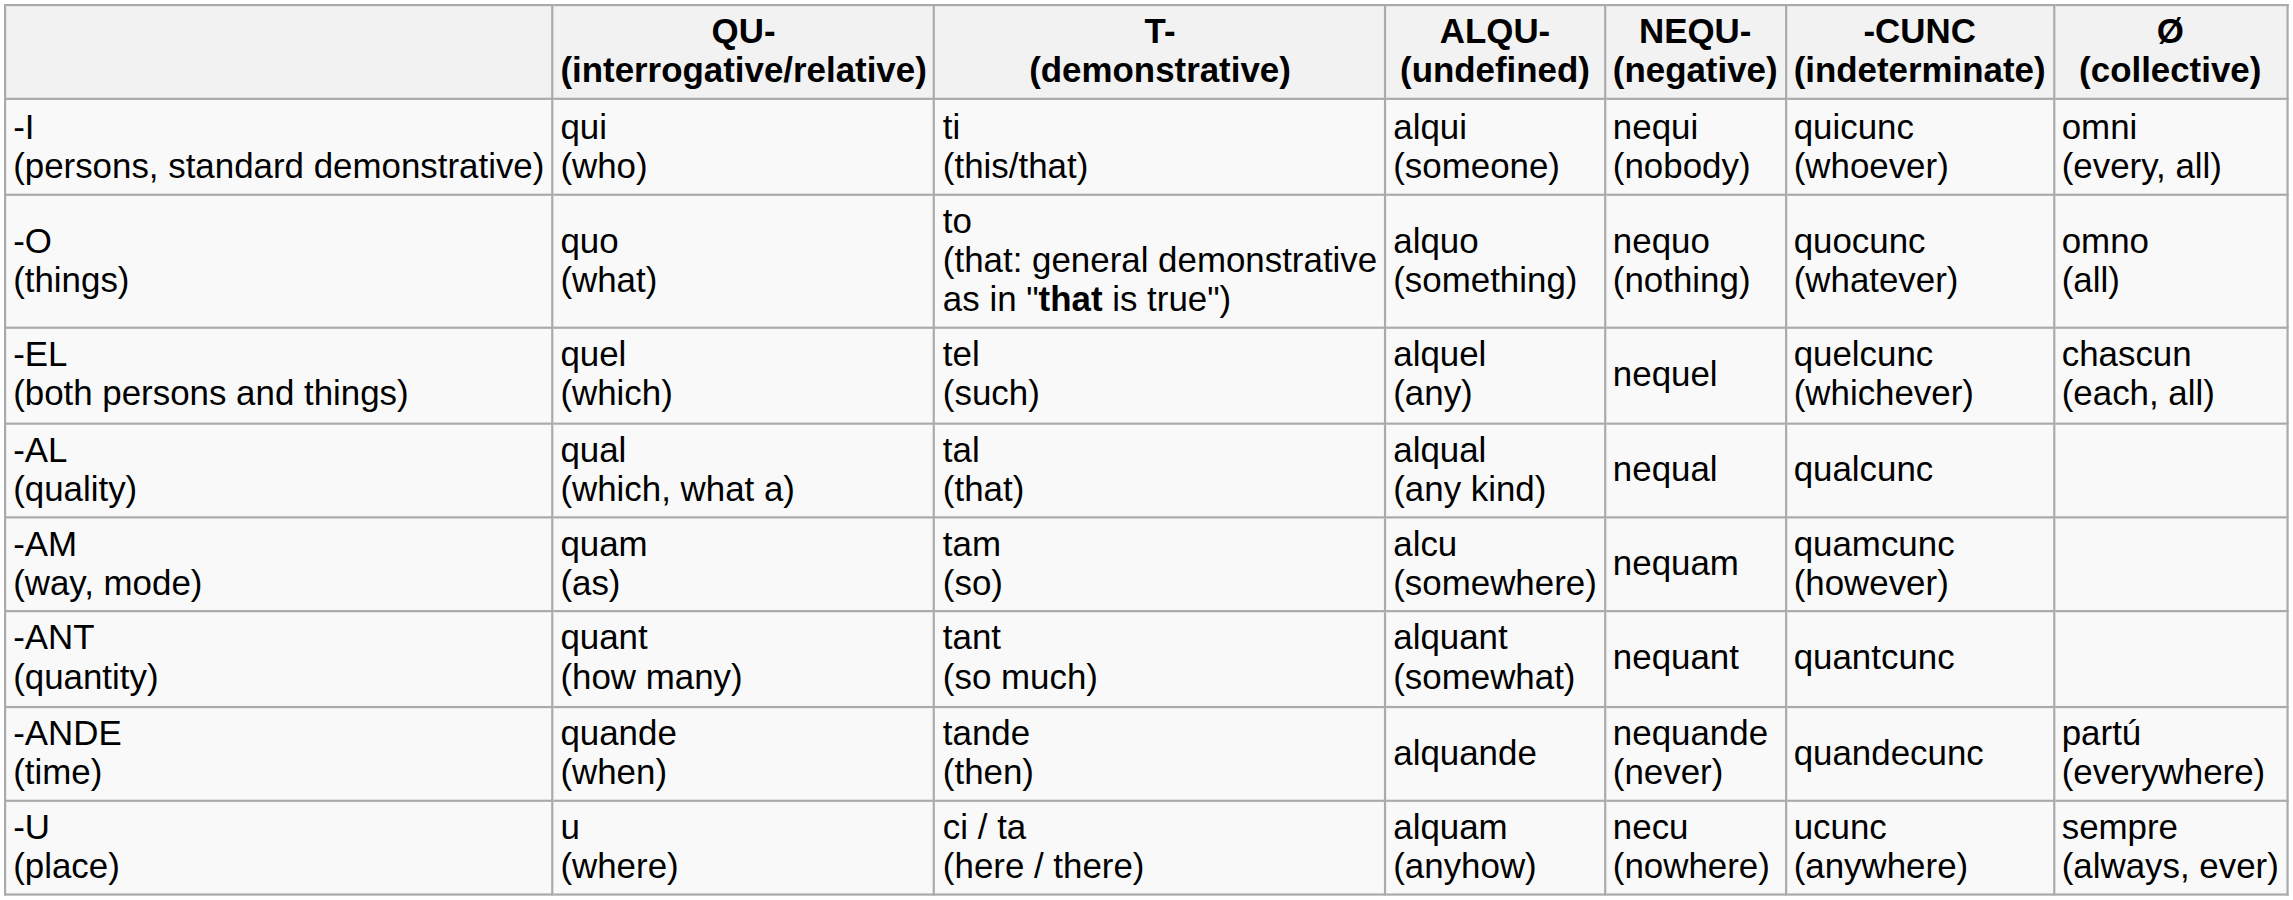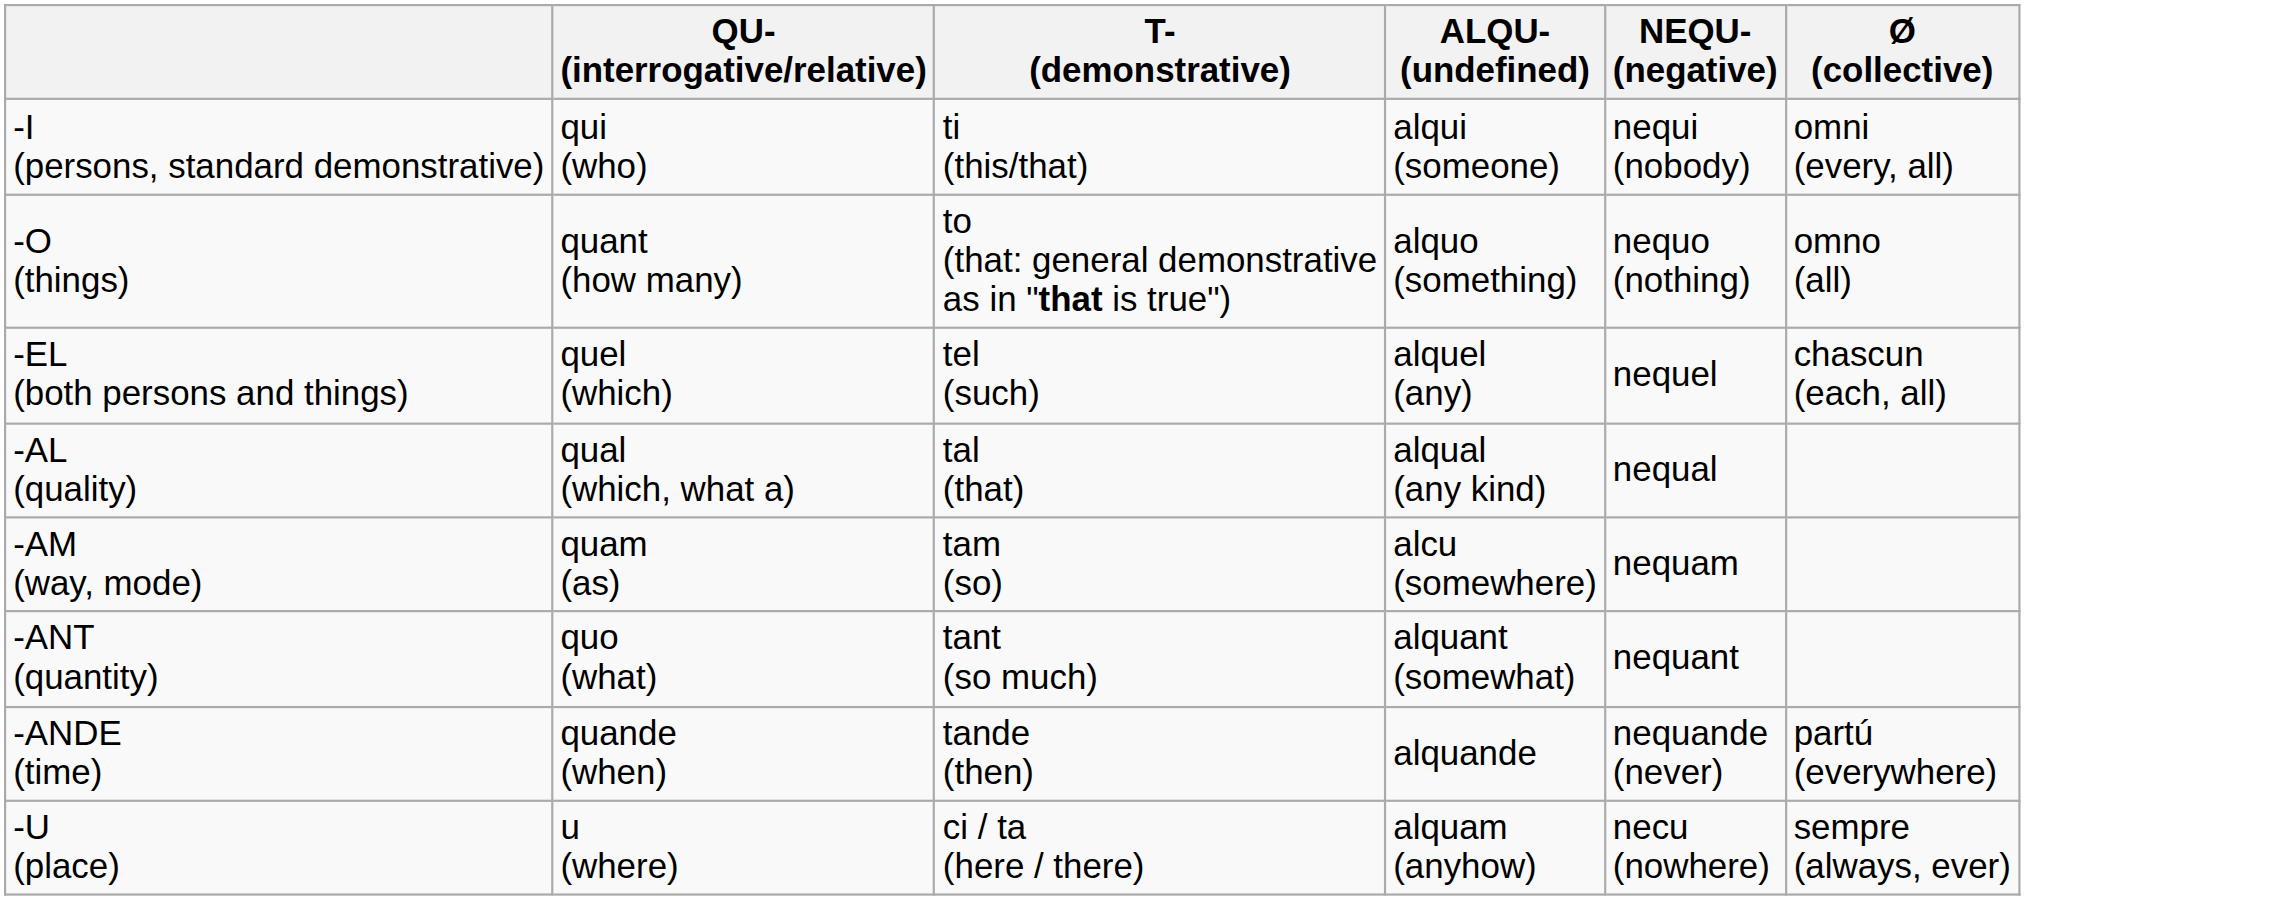- column: (1920, 51)
(609, 260) quo (what) -> (652, 260) quant (how many)
(652, 658) quant (how many) -> (609, 658) quo (what)
